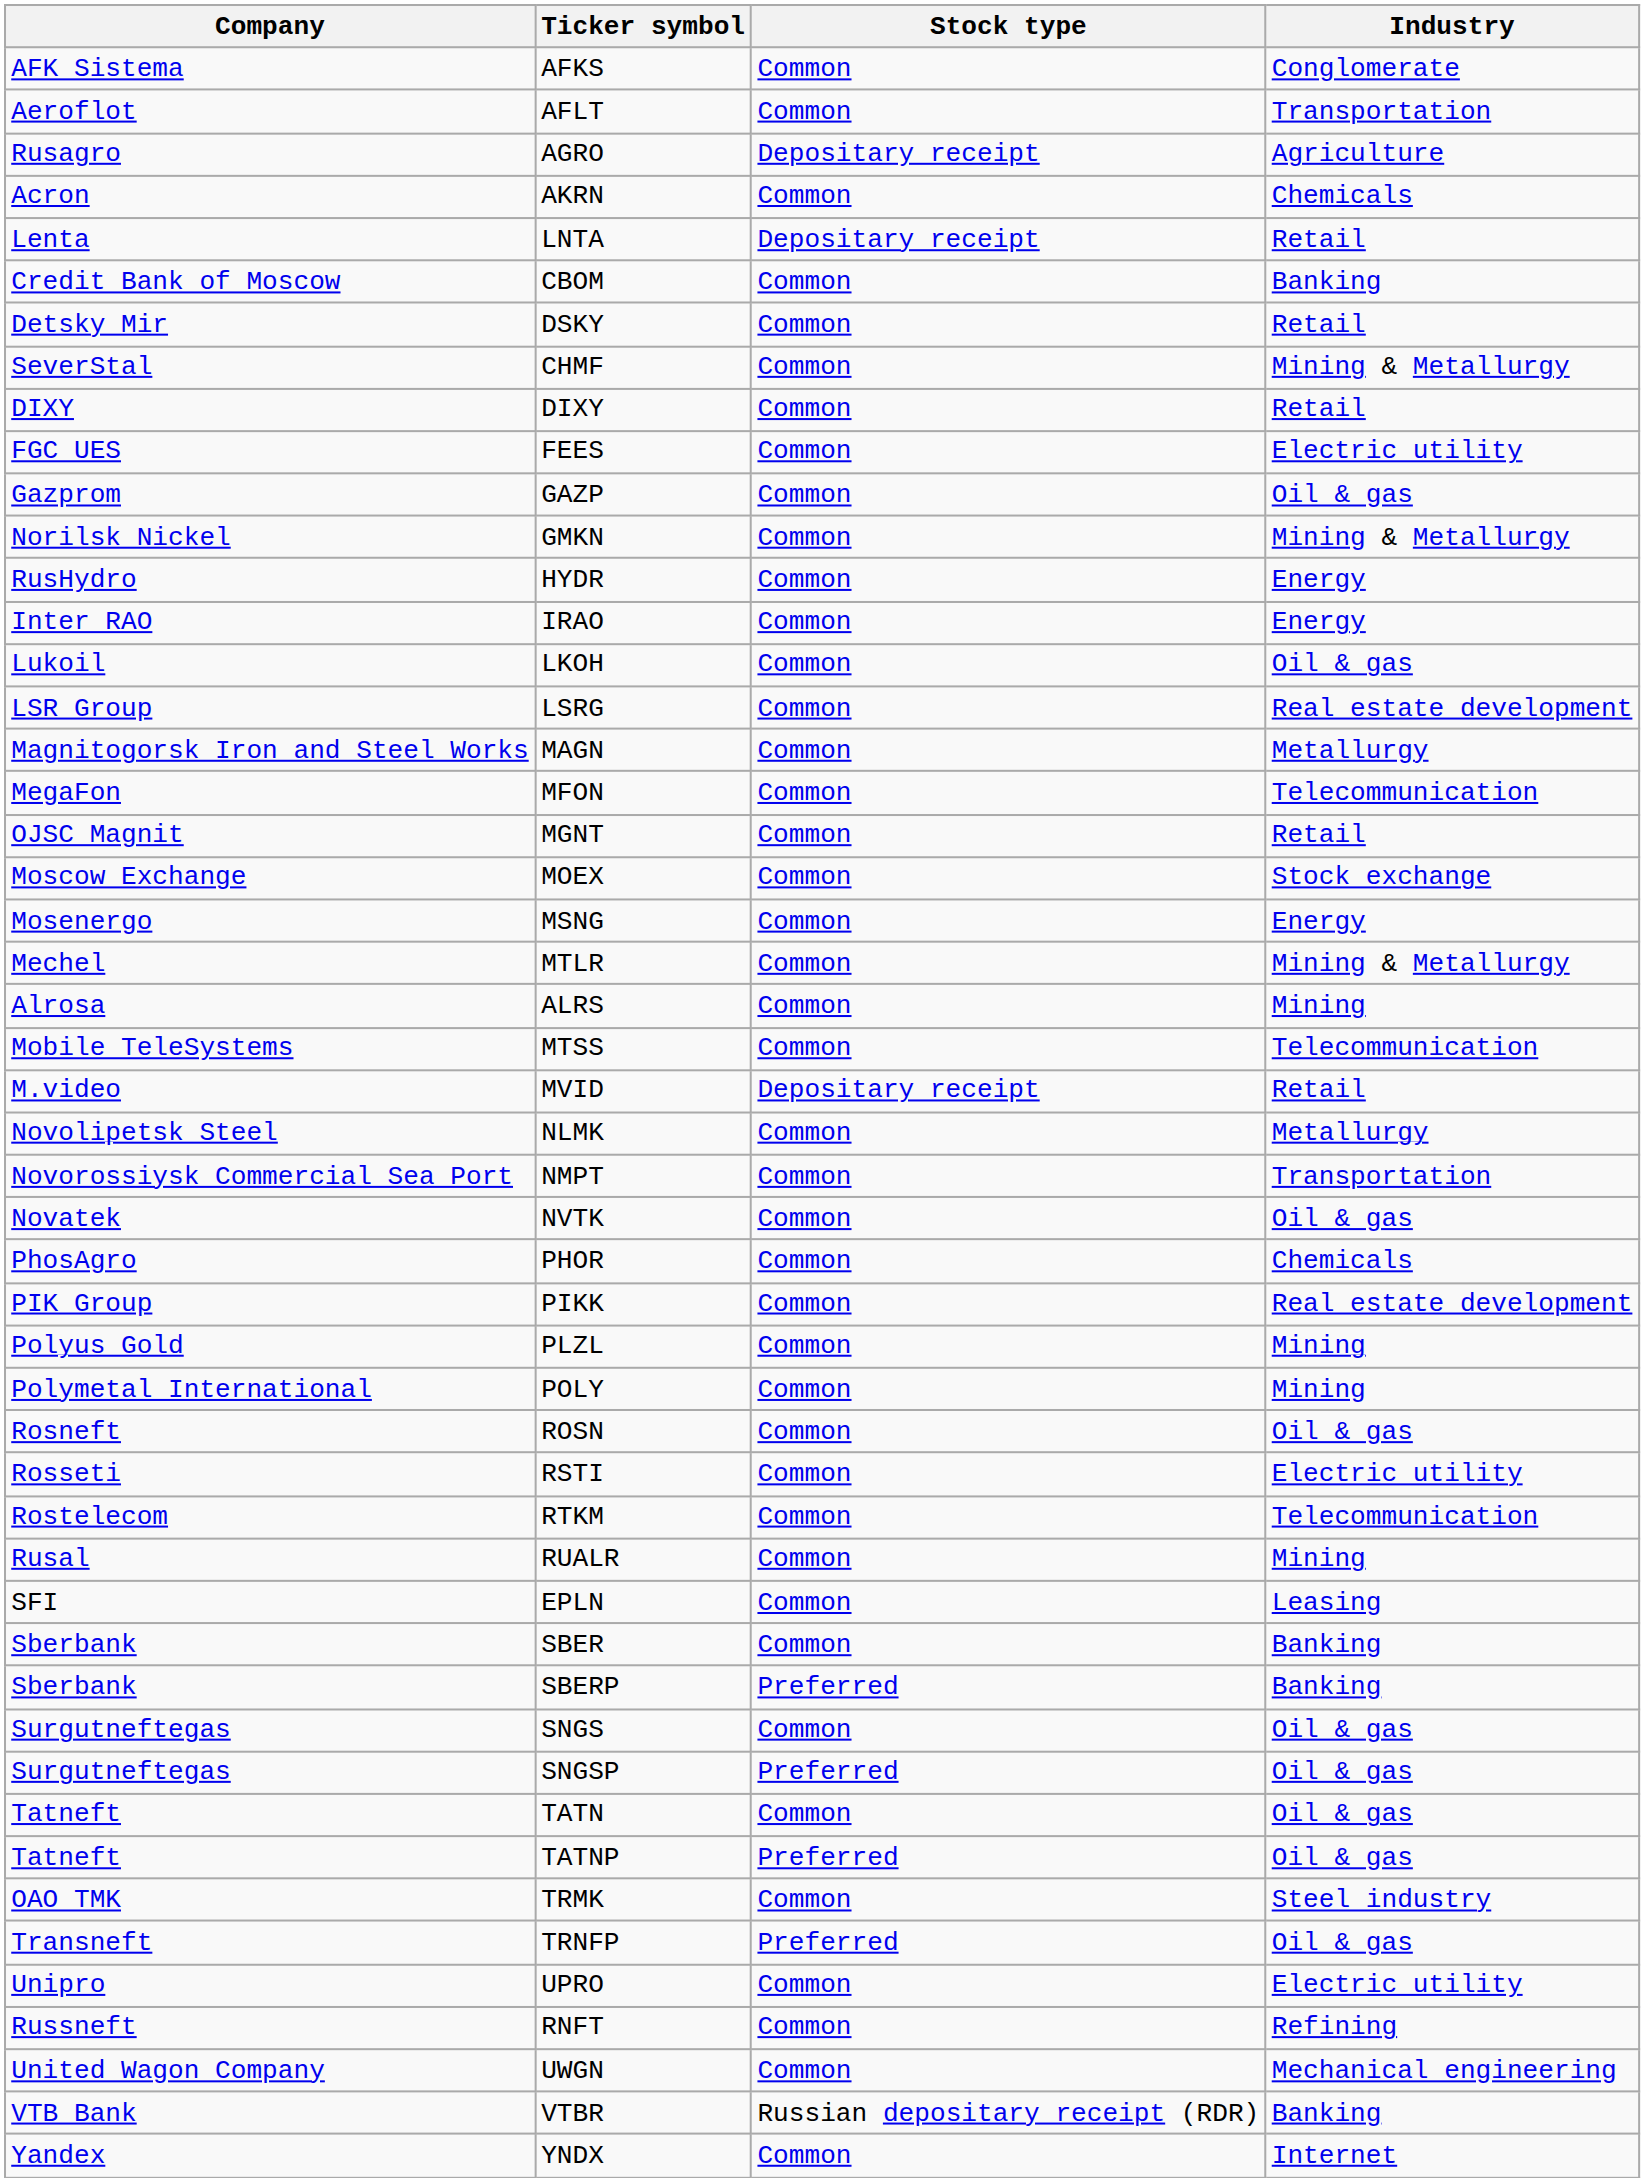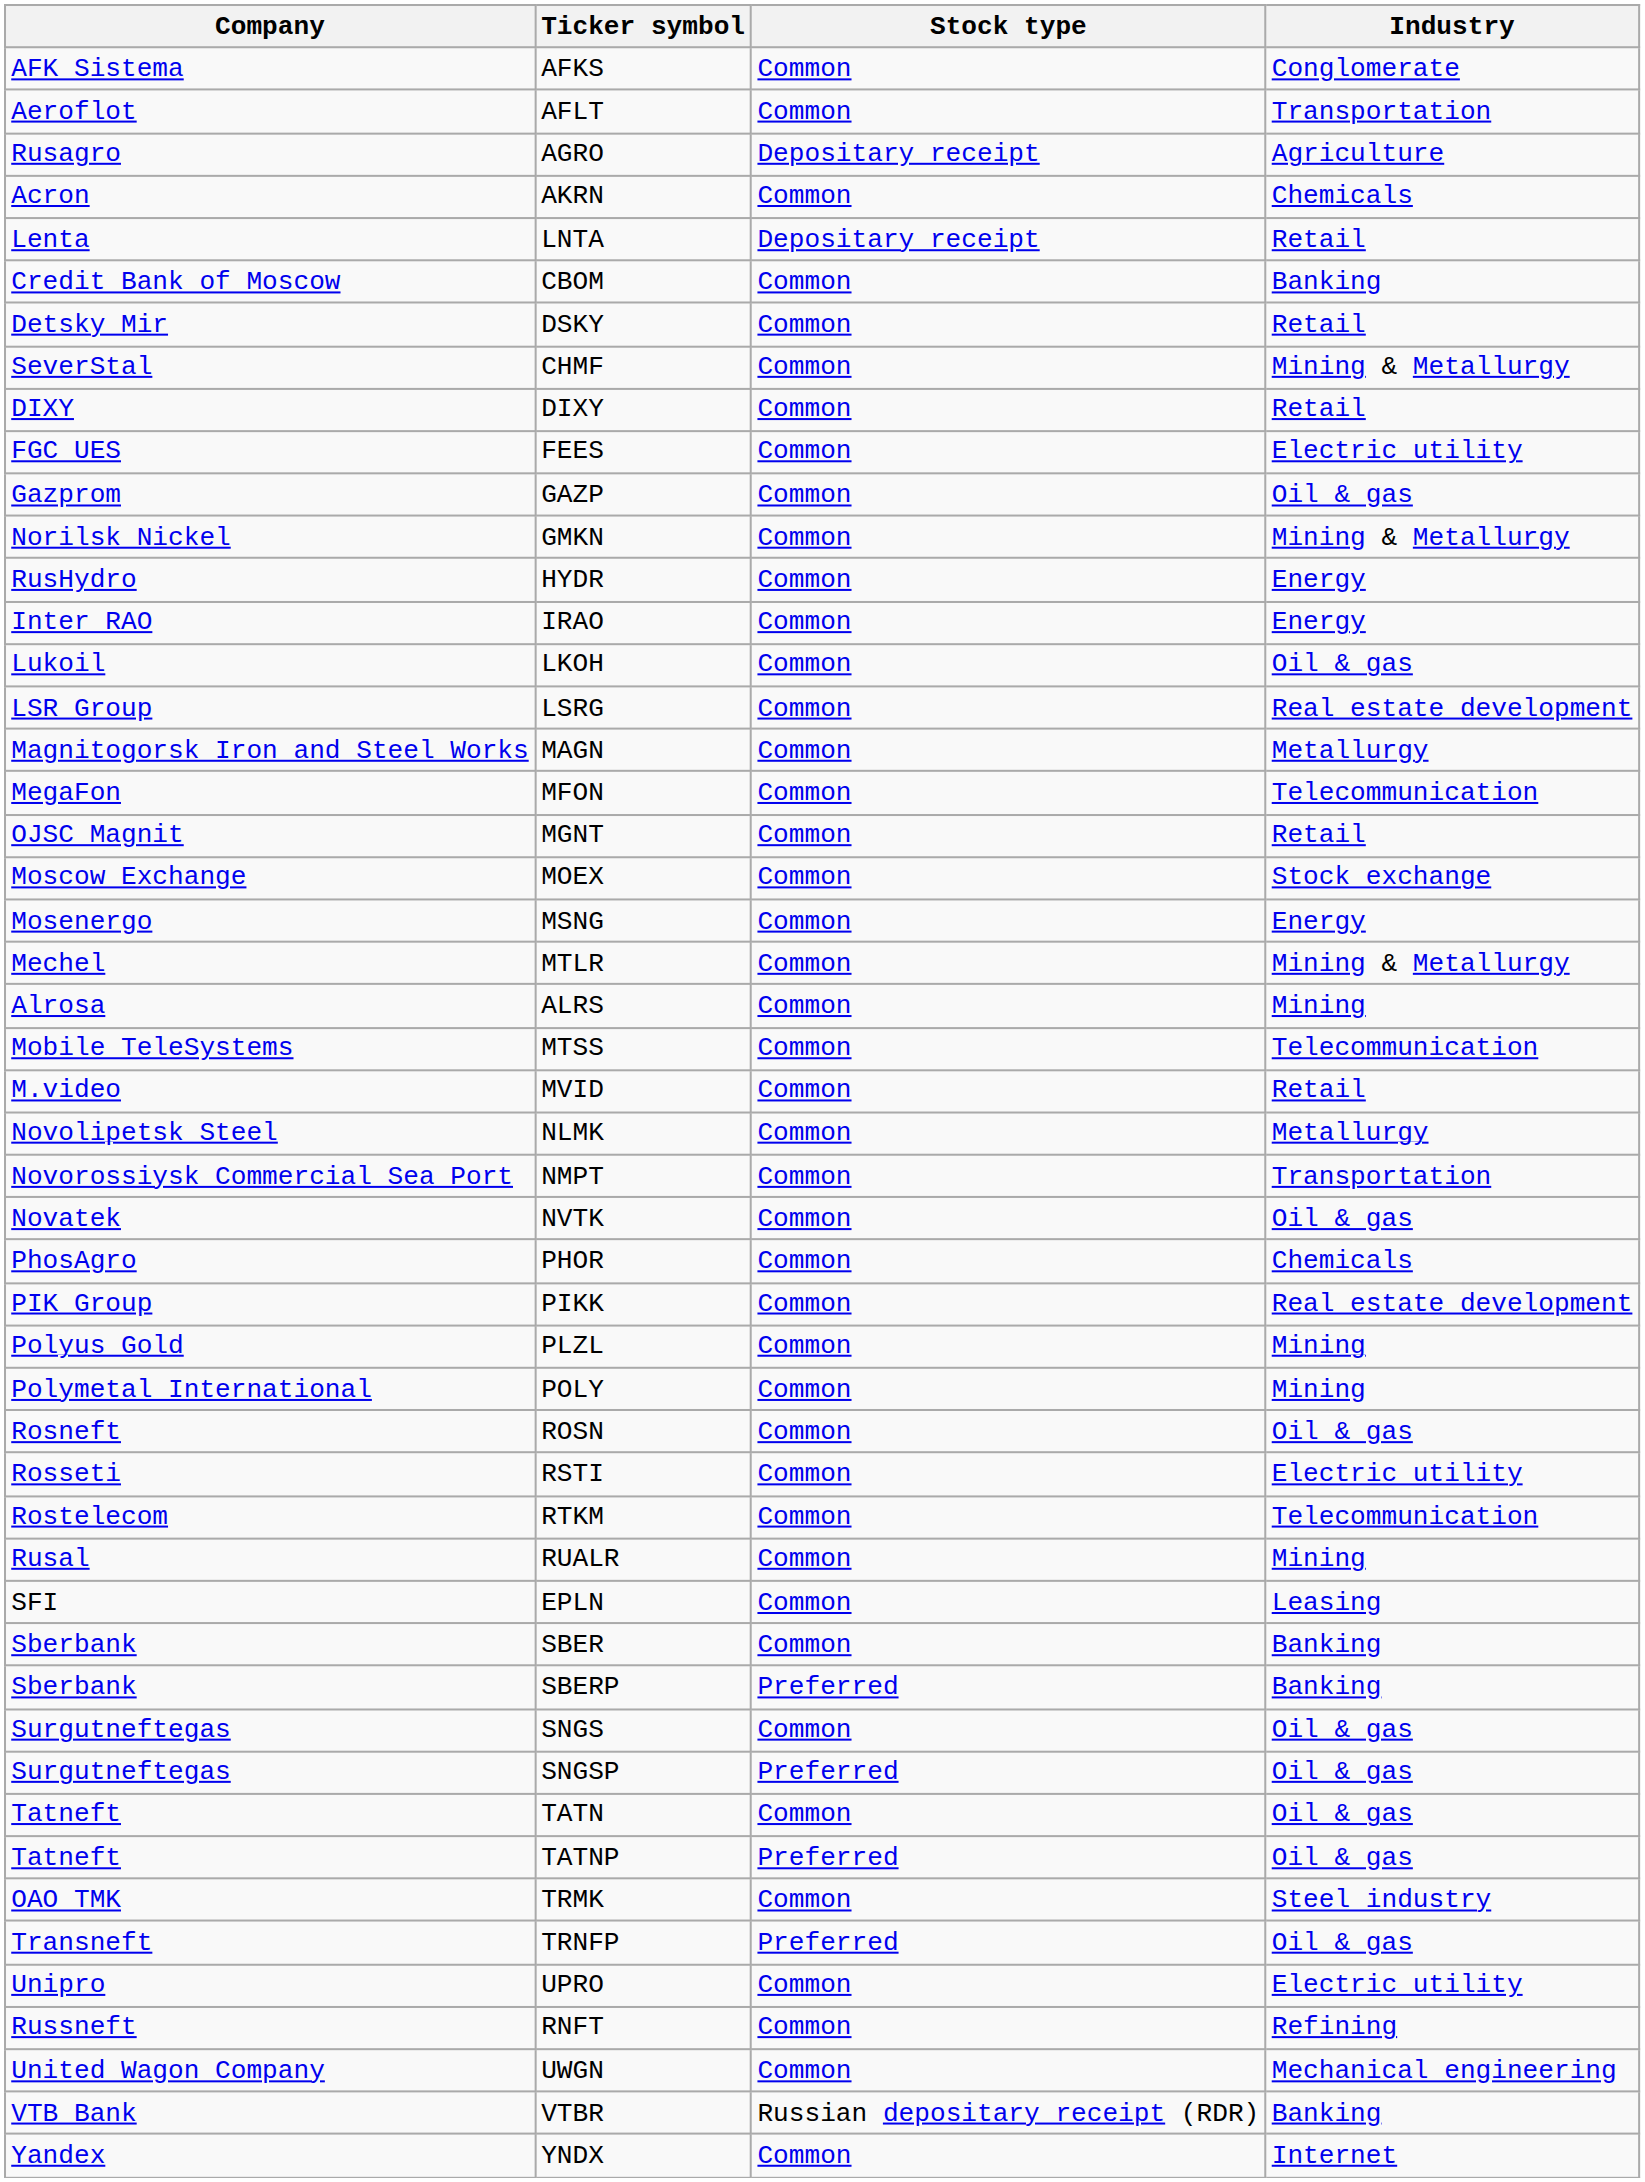(899, 1091) Depositary receipt -> (804, 1091) Common
